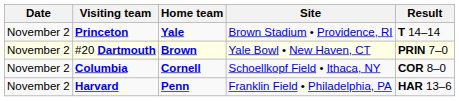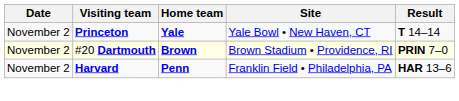(311, 31) Brown Stadium • Providence, RI -> (300, 31) Yale Bowl • New Haven, CT
(300, 50) Yale Bowl • New Haven, CT -> (311, 50) Brown Stadium • Providence, RI
- row: (101, 68)
